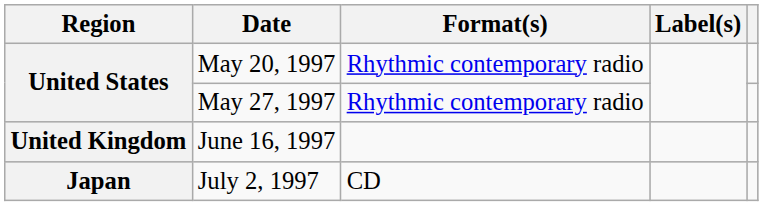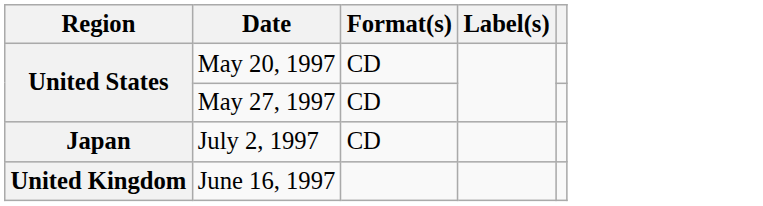(495, 63) Rhythmic contemporary radio -> (364, 63) CD
(495, 102) Rhythmic contemporary radio -> (364, 102) CD
rows swapped: (267, 141) <-> (258, 180)
